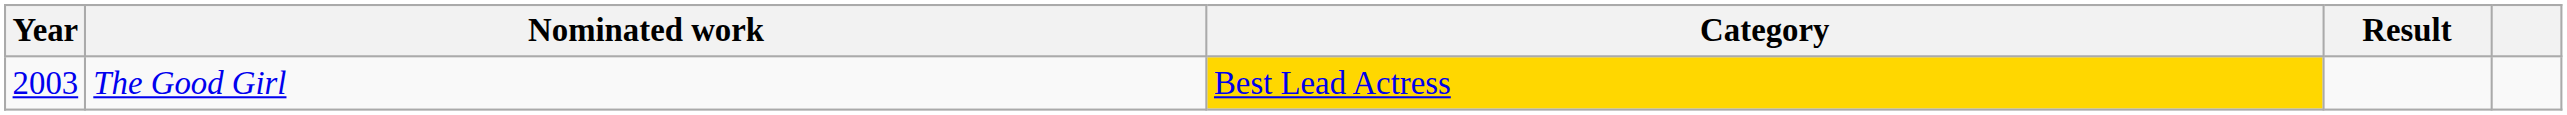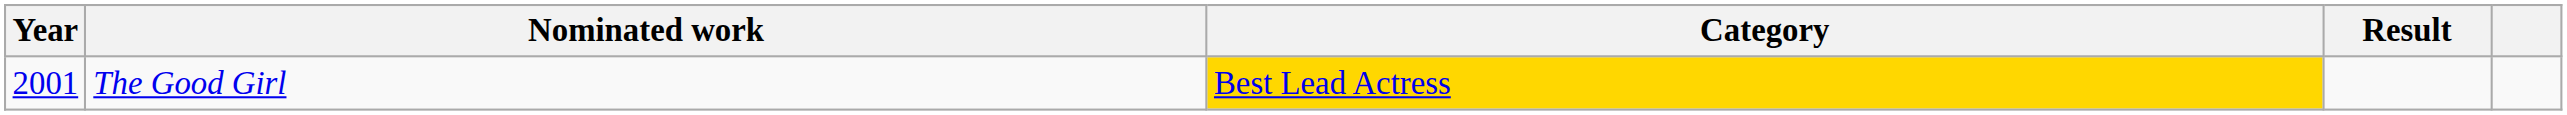(45, 82) 2003 -> (45, 82) 2001
